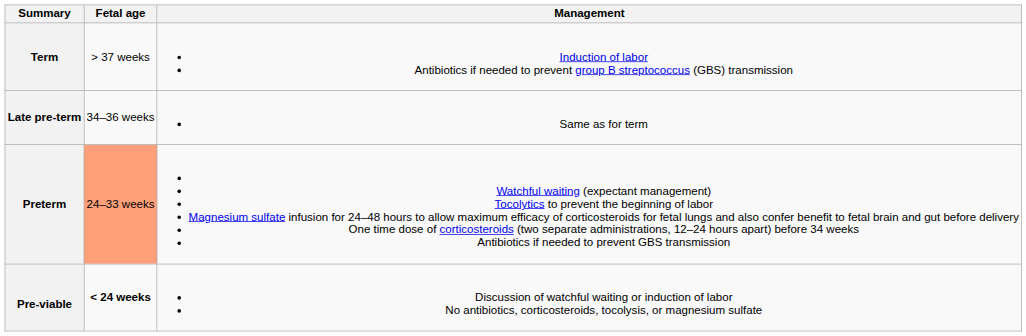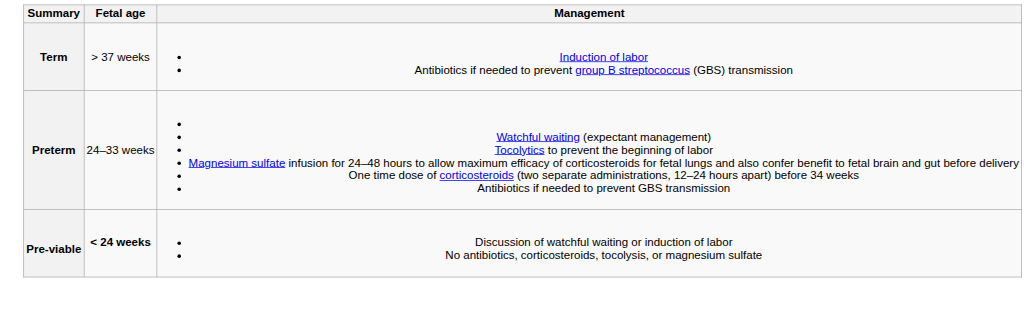- row: (44, 117)
(121, 204) lightsalmon background -> (121, 150) no background
